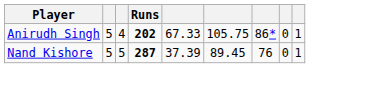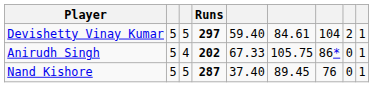+ row: (86, 33)
(183, 53) 37.39 -> (247, 72) 37.40
